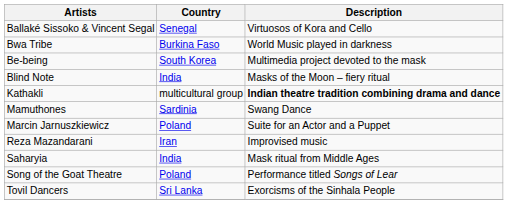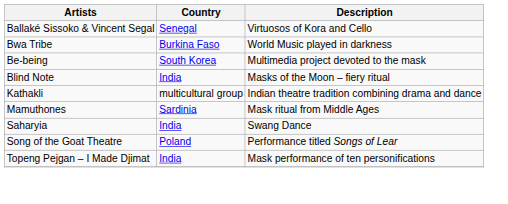(374, 93) bold -> (365, 93) normal
(279, 110) Swang Dance -> (313, 110) Mask ritual from Middle Ages
- row: (58, 126)
- row: (50, 142)
(313, 158) Mask ritual from Middle Ages -> (279, 126) Swang Dance
+ row: (78, 158)
- row: (37, 191)
